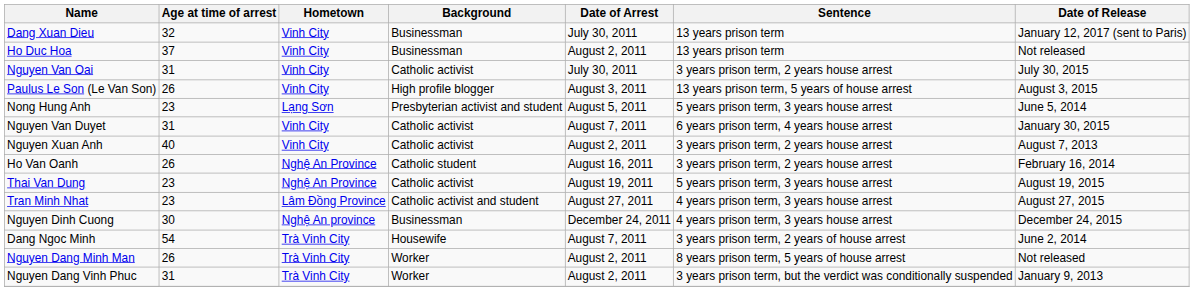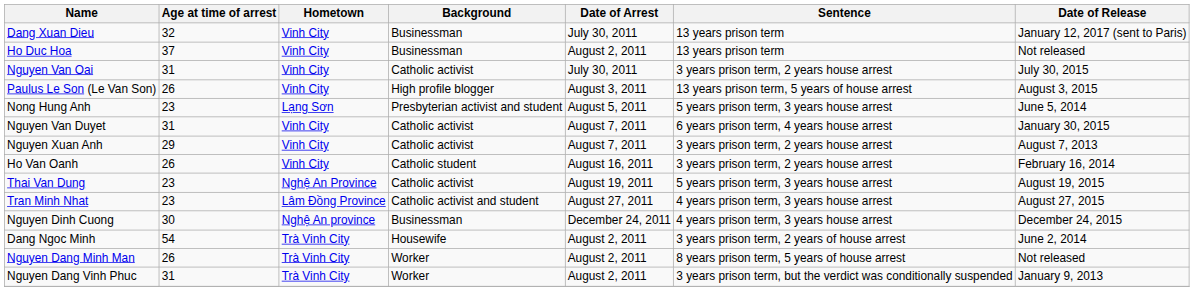(168, 145) 40 -> (168, 145) 29
(607, 145) August 2, 2011 -> (607, 145) August 7, 2011
(329, 164) Nghệ An Province -> (305, 164) Vinh City
(607, 239) August 7, 2011 -> (607, 239) August 2, 2011
